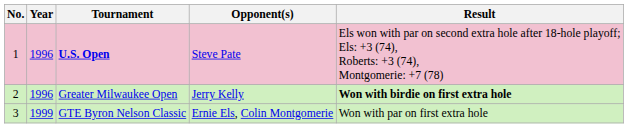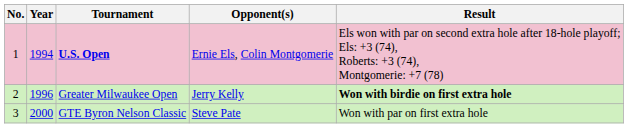(41, 54) 1996 -> (41, 54) 1994
(216, 54) Steve Pate -> (262, 54) Ernie Els, Colin Montgomerie
(41, 113) 1999 -> (41, 113) 2000
(262, 113) Ernie Els, Colin Montgomerie -> (216, 113) Steve Pate
